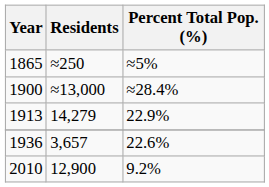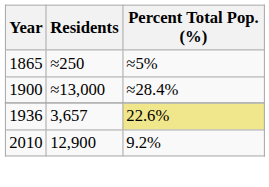- row: (26, 116)
(148, 142) no background -> (148, 116) khaki background
